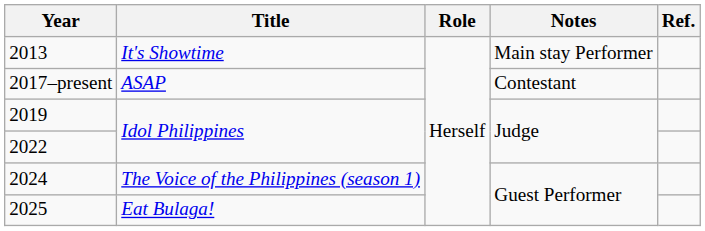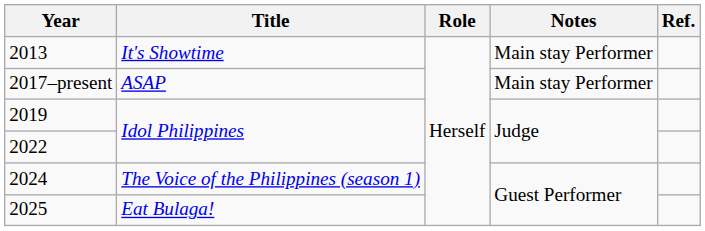(535, 83) Contestant -> (574, 83) Main stay Performer
